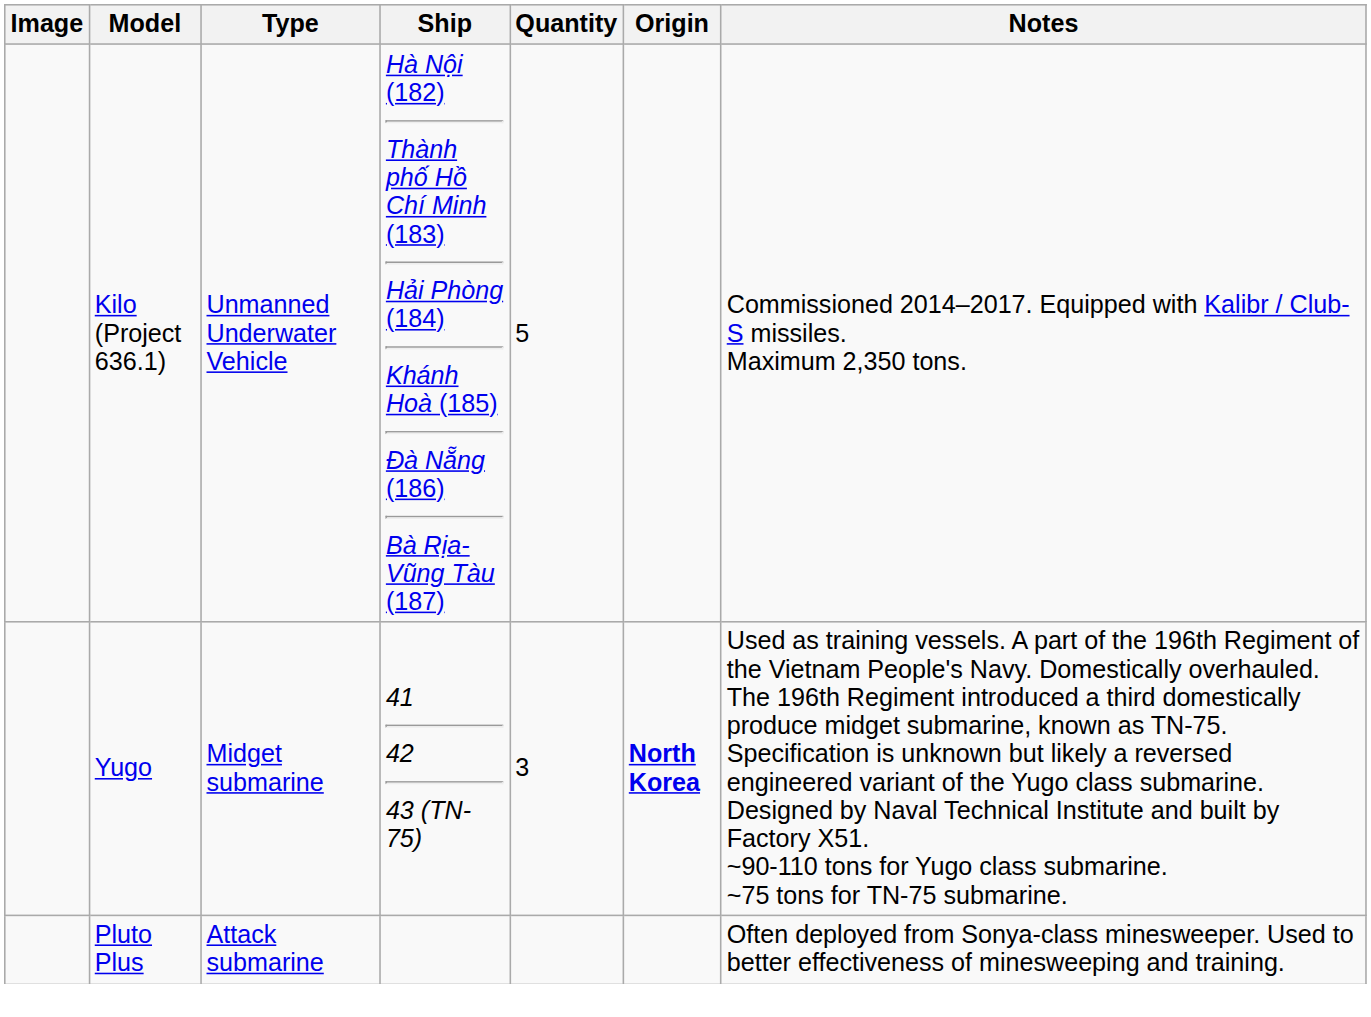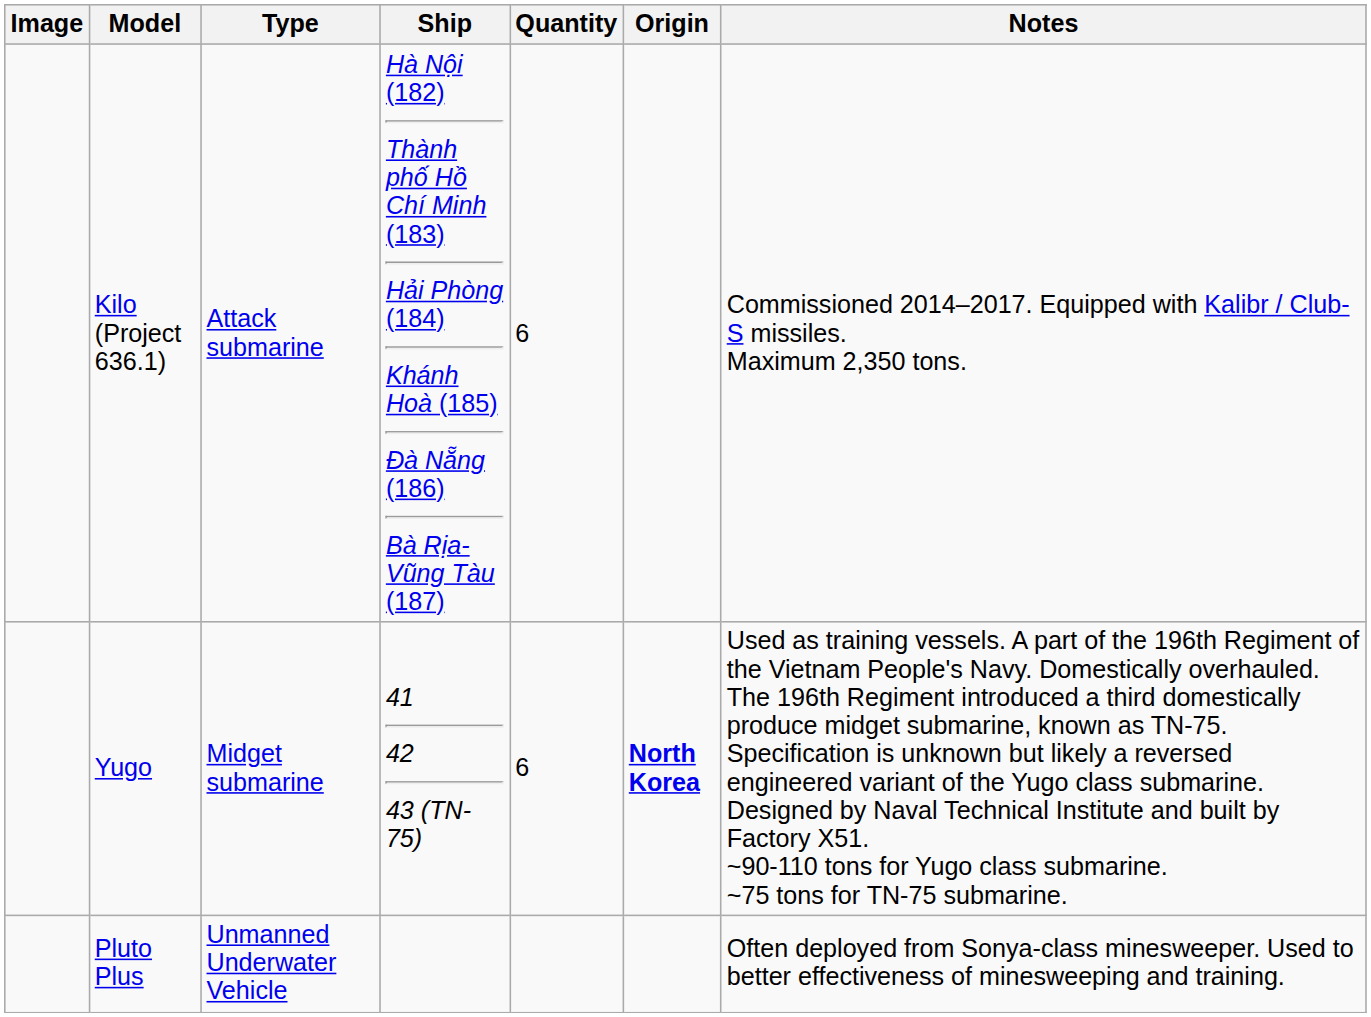(271, 332) Unmanned Underwater Vehicle -> (265, 332) Attack submarine
(522, 332) 5 -> (522, 332) 6
(522, 768) 3 -> (522, 768) 6
(265, 949) Attack submarine -> (271, 963) Unmanned Underwater Vehicle
